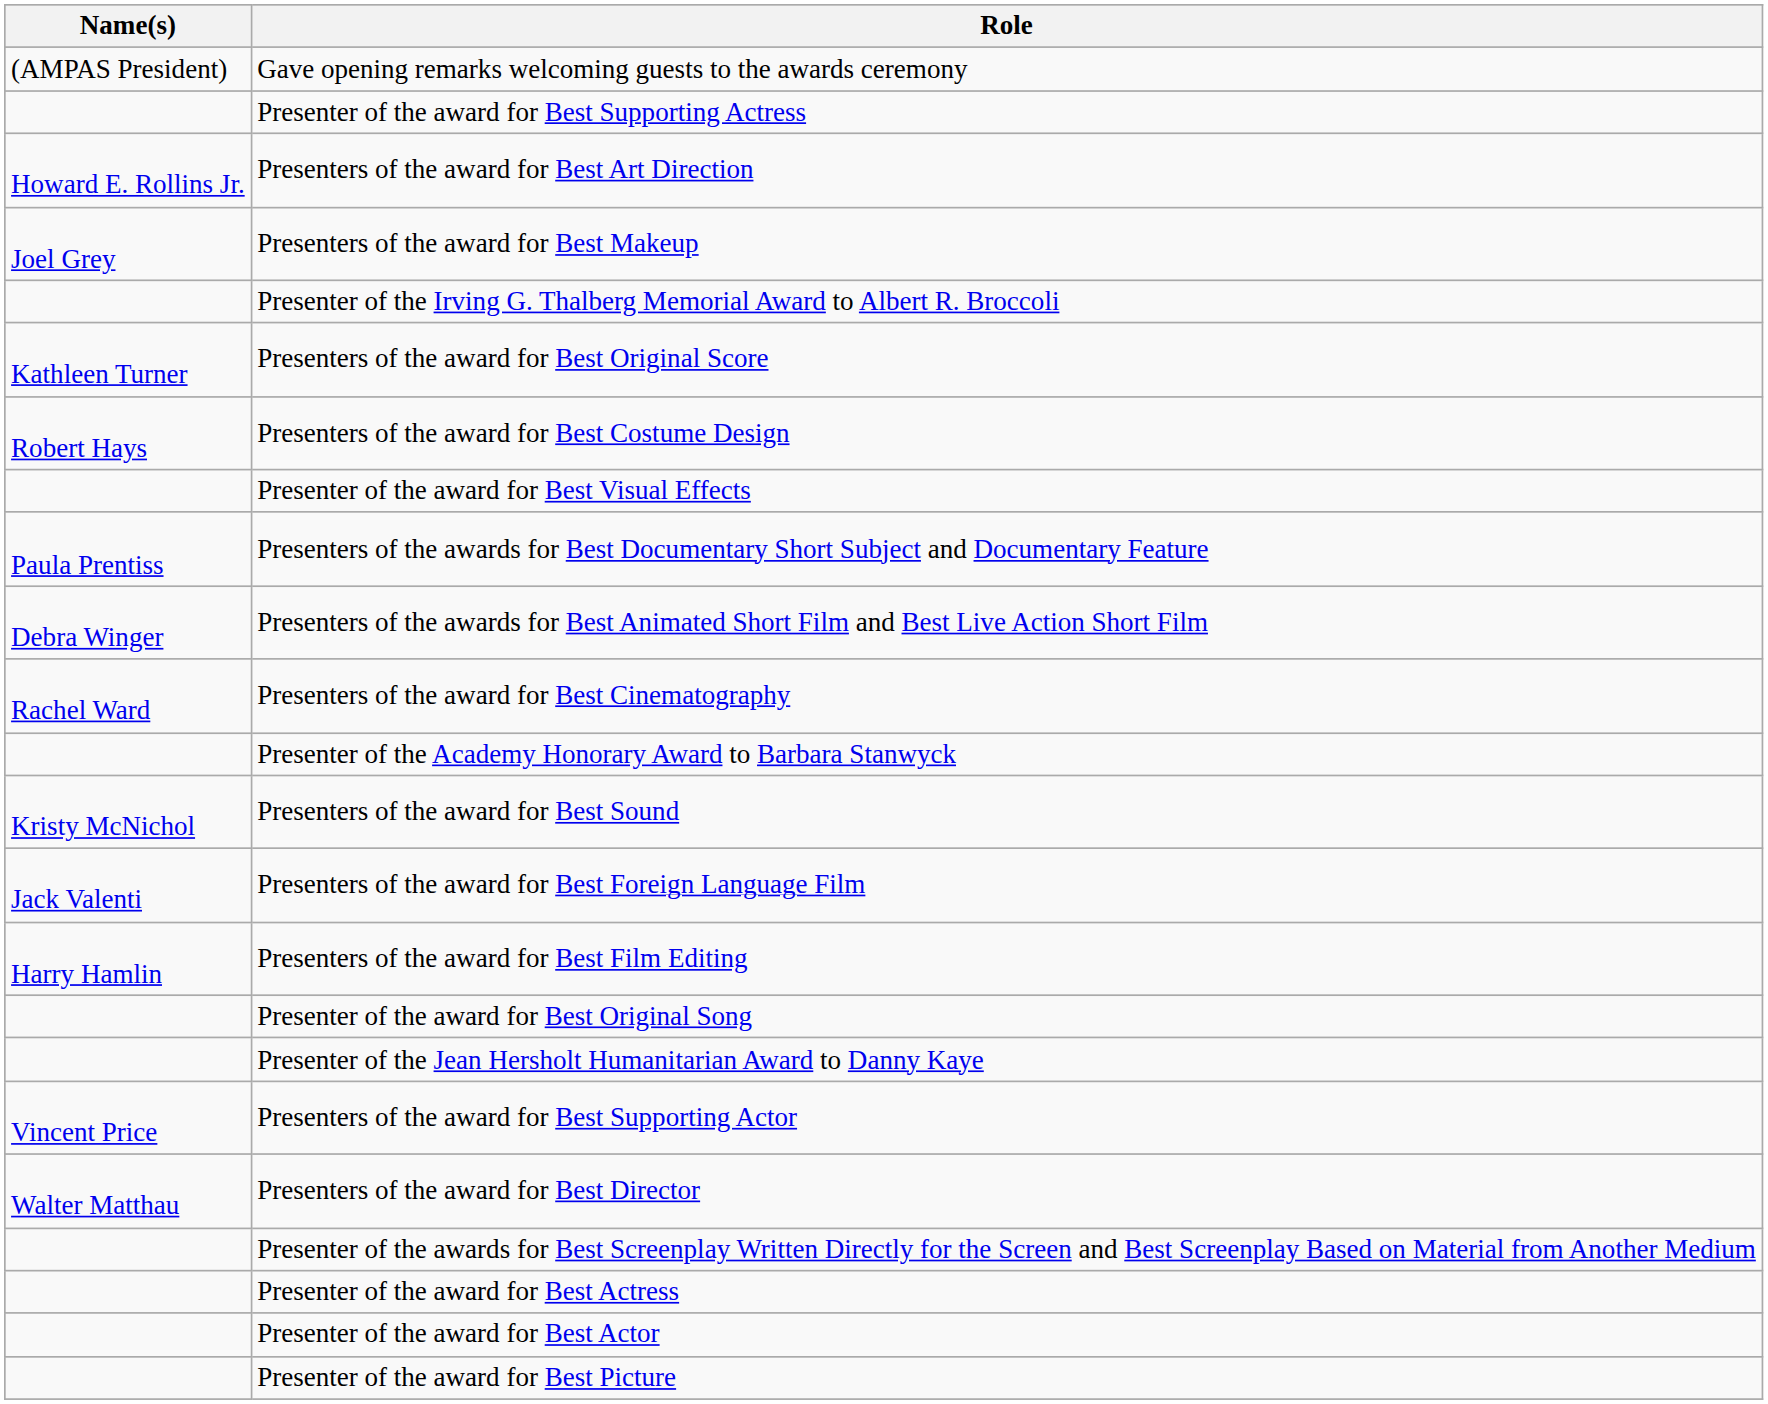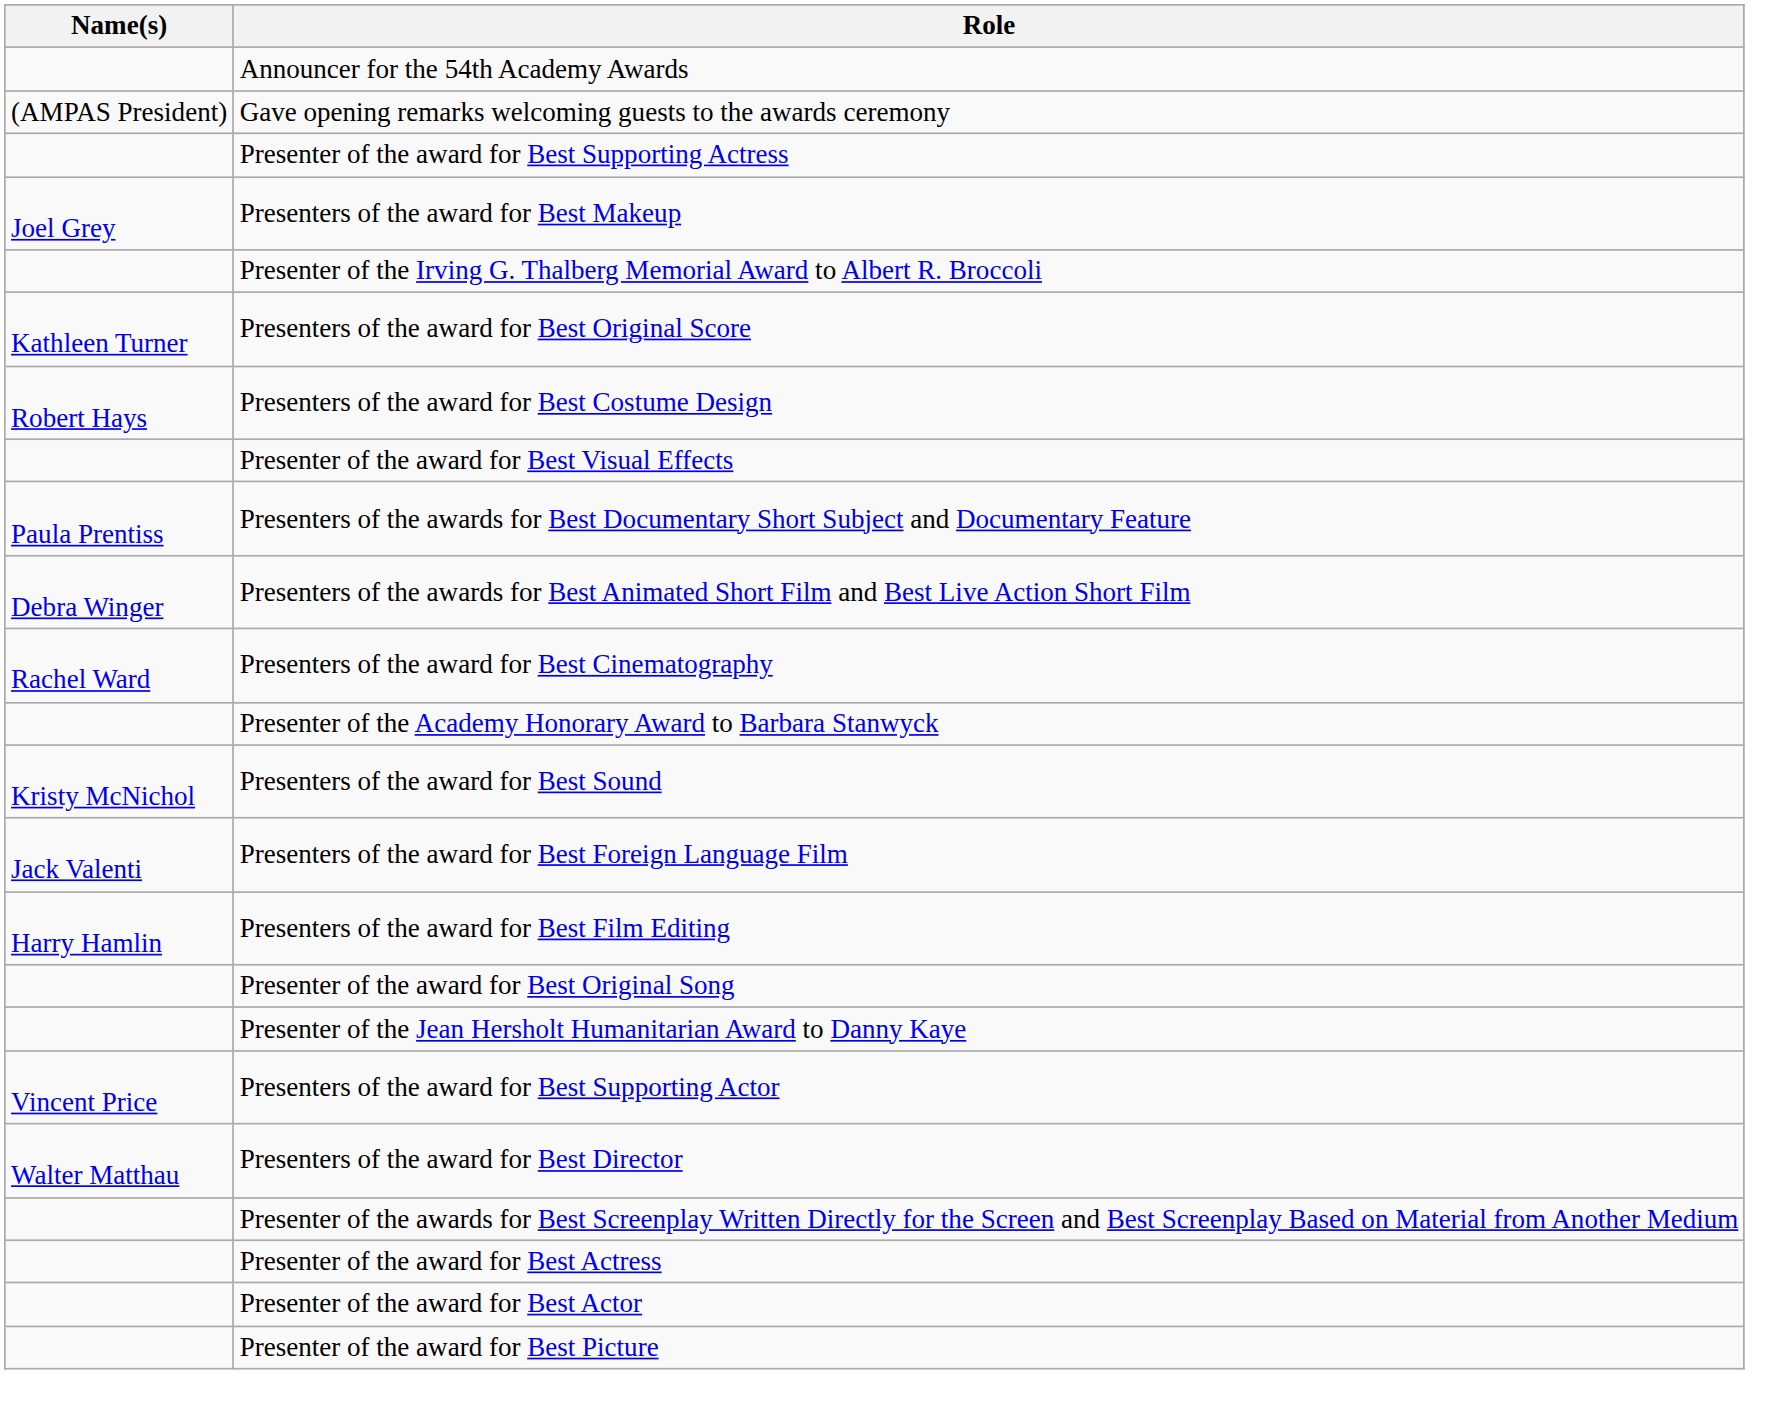+ row: (464, 68)
- row: (505, 169)
